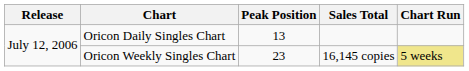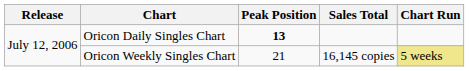(279, 35) normal -> (279, 35) bold
(279, 55) 23 -> (279, 55) 21
